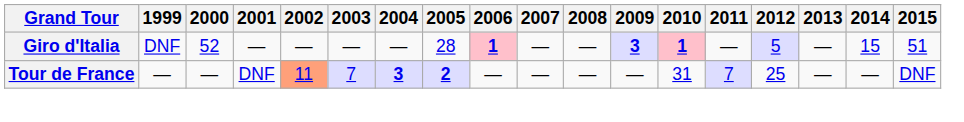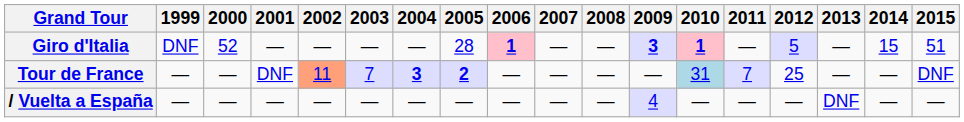(682, 74) no background -> (700, 74) lightblue background
+ row: (81, 102)
